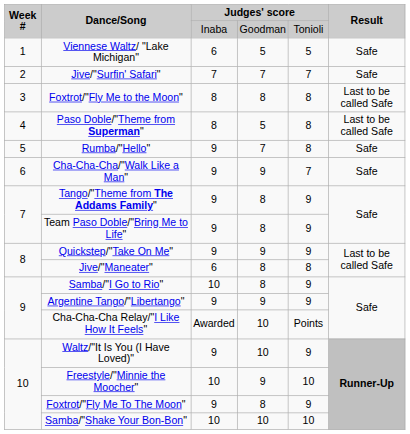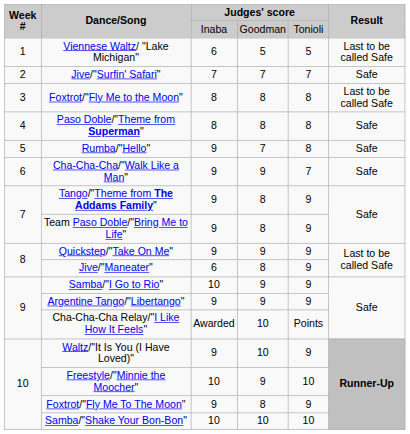(367, 52) Safe -> (367, 52) Last to be called Safe
(263, 126) 5 -> (263, 126) 8
(367, 126) Last to be called Safe -> (367, 126) Safe
(308, 268) 8 -> (308, 268) 9
(263, 285) 8 -> (263, 285) 9
